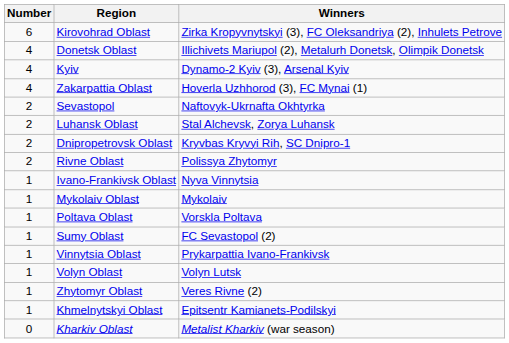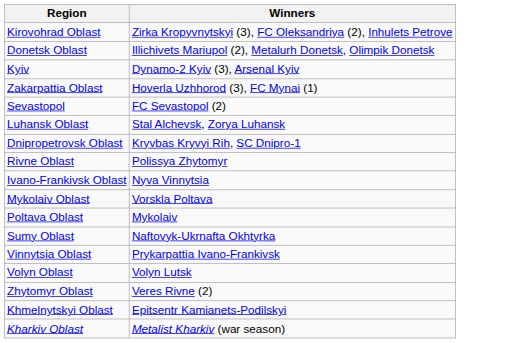- column: (29, 13)
(253, 106) Naftovyk-Ukrnafta Okhtyrka -> (179, 106) FC Sevastopol (2)
(204, 198) Mykolaiv -> (172, 198) Vorskla Poltava
(222, 217) Vorskla Poltava -> (155, 217) Mykolaiv
(228, 236) FC Sevastopol (2) -> (204, 236) Naftovyk-Ukrnafta Okhtyrka
